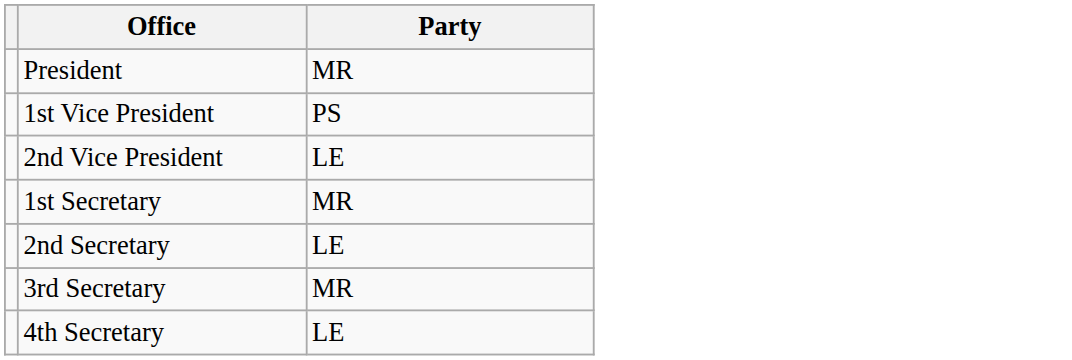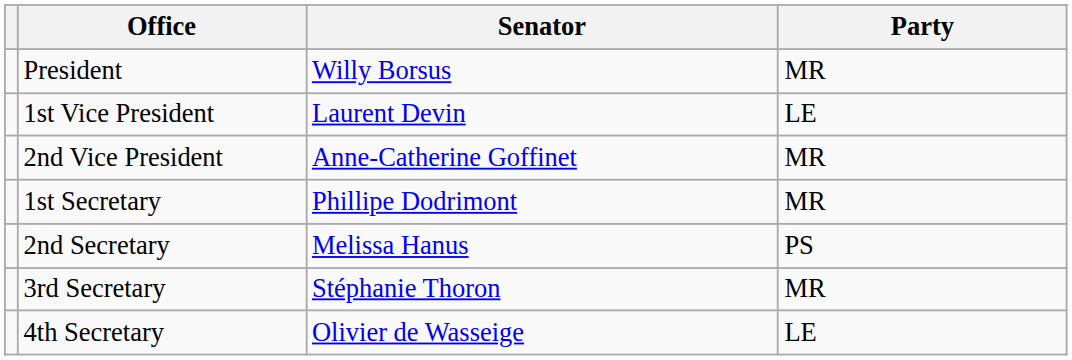+ column: (542, 26)
(327, 114) PS -> (801, 114) LE
(328, 157) LE -> (805, 157) MR
(328, 245) LE -> (799, 245) PS
